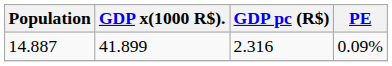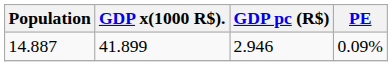(253, 46) 2.316 -> (253, 46) 2.946
